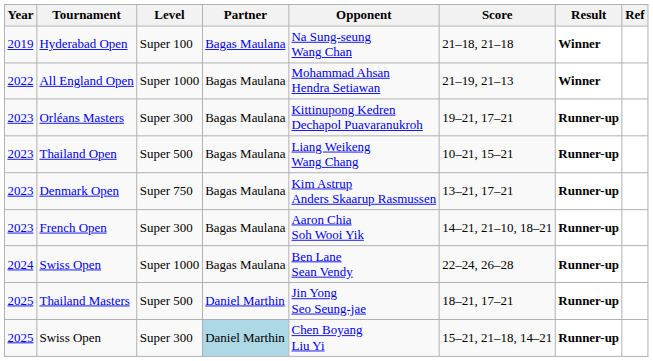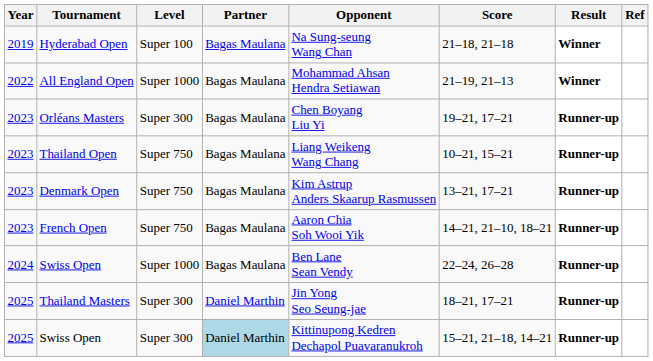(357, 117) Kittinupong Kedren Dechapol Puavaranukroh -> (327, 117) Chen Boyang Liu Yi
(166, 154) Super 500 -> (166, 154) Super 750
(166, 227) Super 300 -> (166, 227) Super 750
(166, 301) Super 500 -> (166, 301) Super 300
(327, 338) Chen Boyang Liu Yi -> (357, 338) Kittinupong Kedren Dechapol Puavaranukroh
